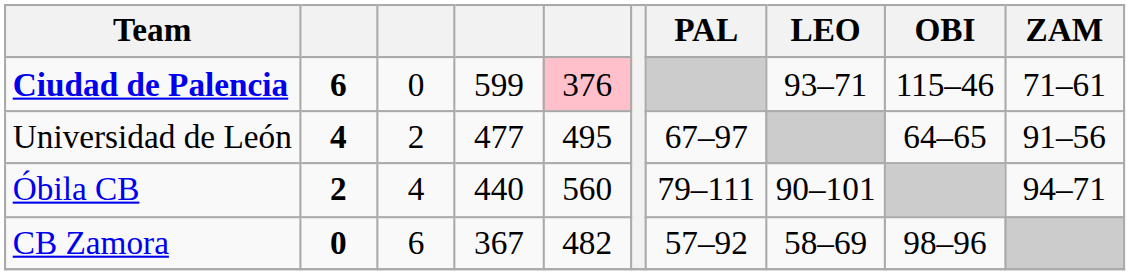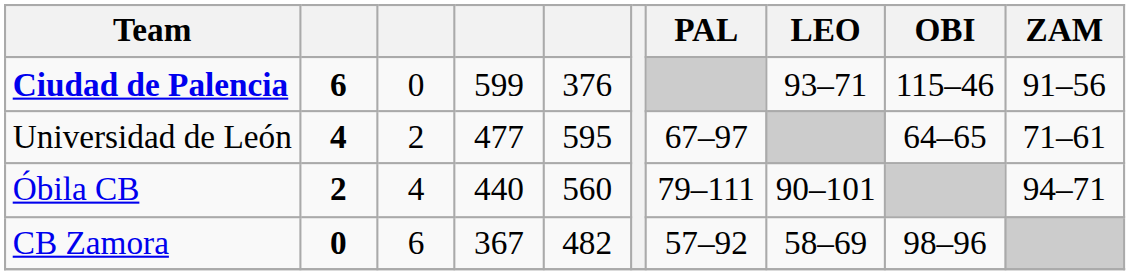(587, 83) pink background -> (587, 83) no background
(1064, 83) 71–61 -> (1064, 83) 91–56
(587, 136) 495 -> (587, 136) 595
(1064, 136) 91–56 -> (1064, 136) 71–61
